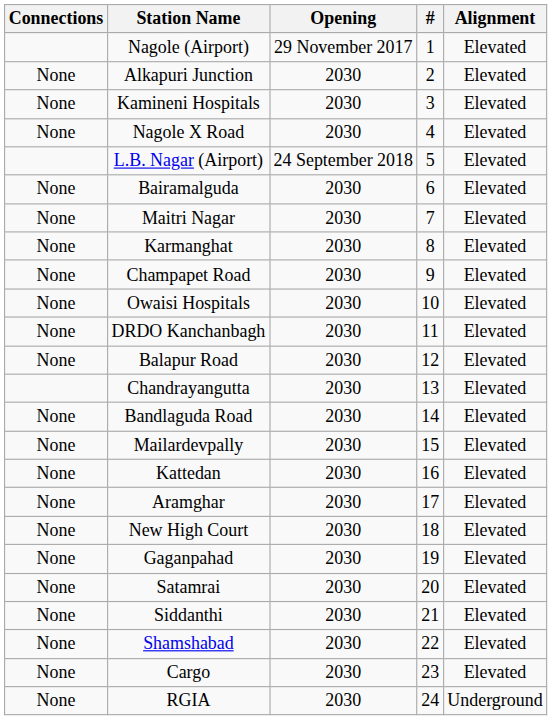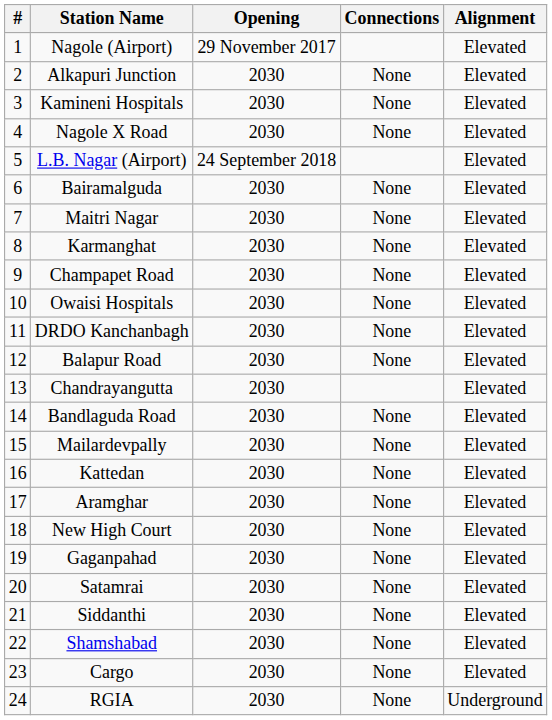columns swapped: (430, 18) <-> (56, 18)
